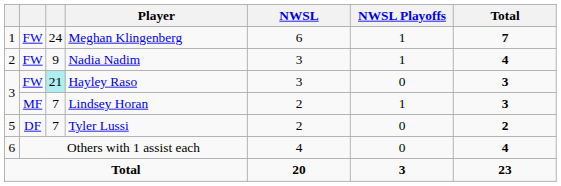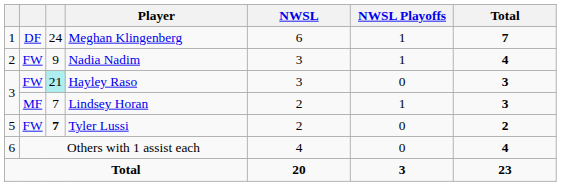(33, 37) FW -> (33, 37) DF
(33, 125) DF -> (33, 125) FW
(56, 125) normal -> (56, 125) bold
